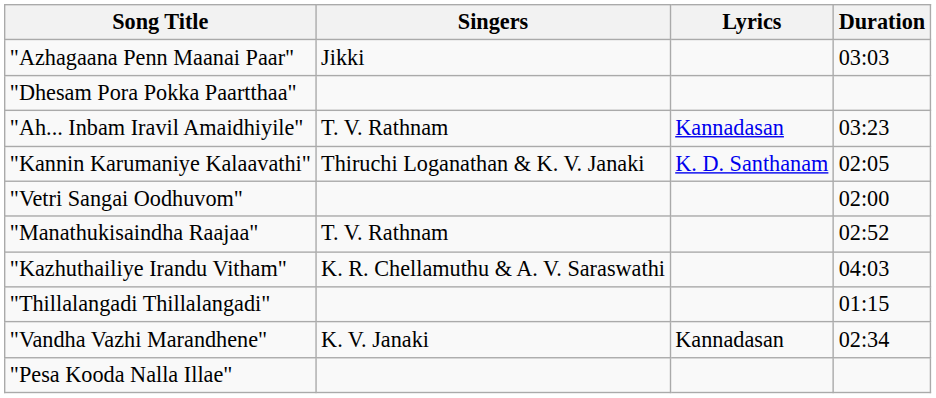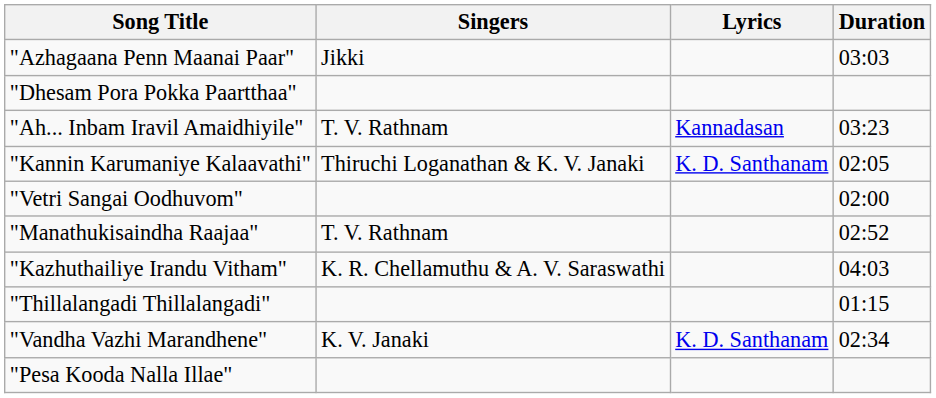(730, 339) Kannadasan -> (752, 339) K. D. Santhanam
